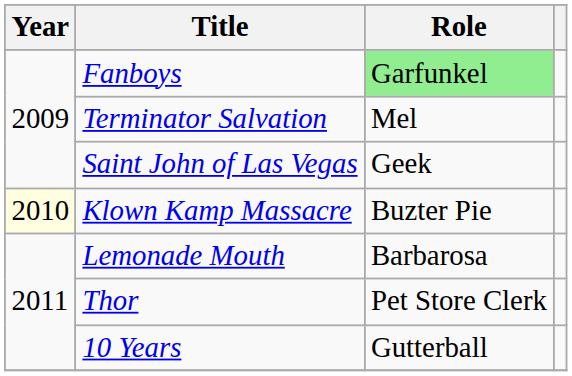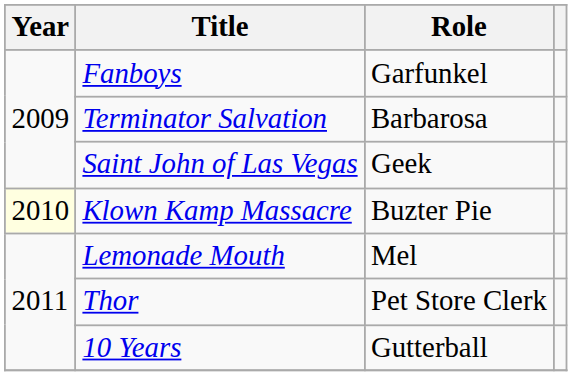(429, 73) lightgreen background -> (429, 73) no background
(394, 118) Mel -> (429, 118) Barbarosa
(429, 255) Barbarosa -> (394, 255) Mel
